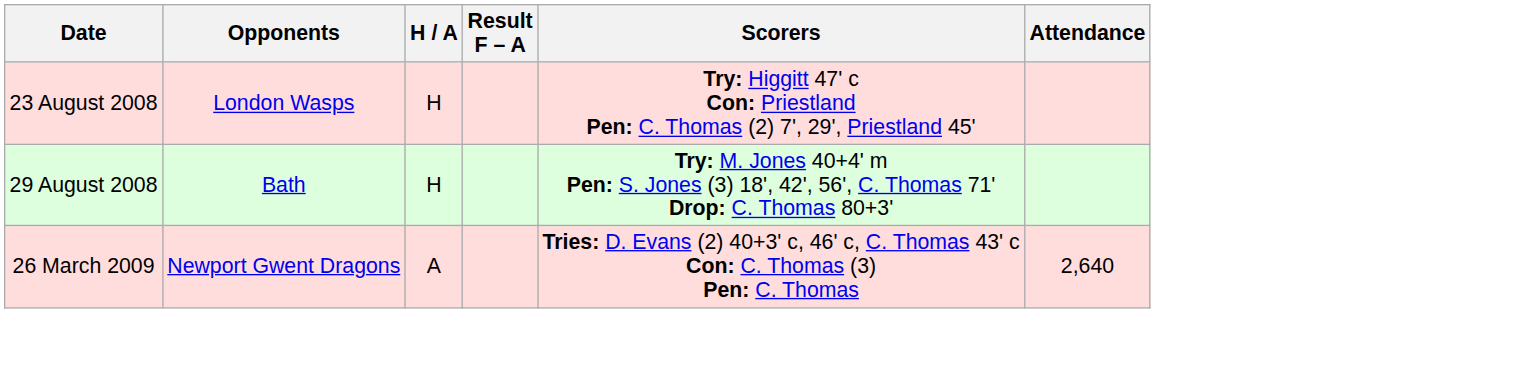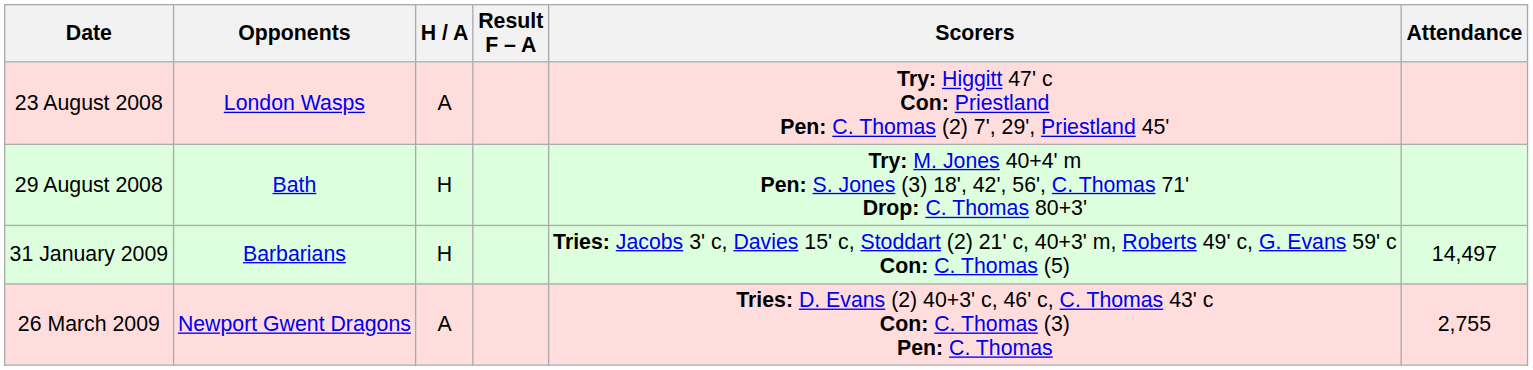(434, 103) H -> (445, 103) A
+ row: (89, 254)
(1087, 266) 2,640 -> (1464, 323) 2,755
